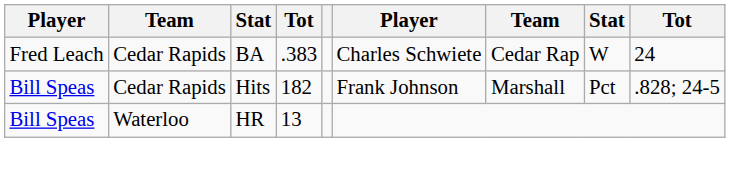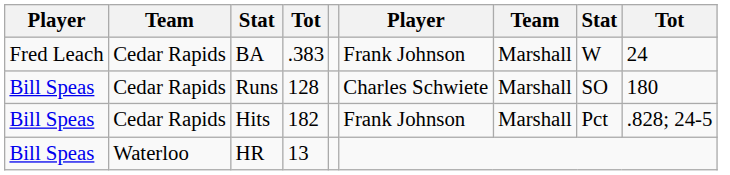(409, 53) Charles Schwiete -> (404, 53) Frank Johnson
(535, 53) Cedar Rap -> (535, 53) Marshall
+ row: (257, 86)
